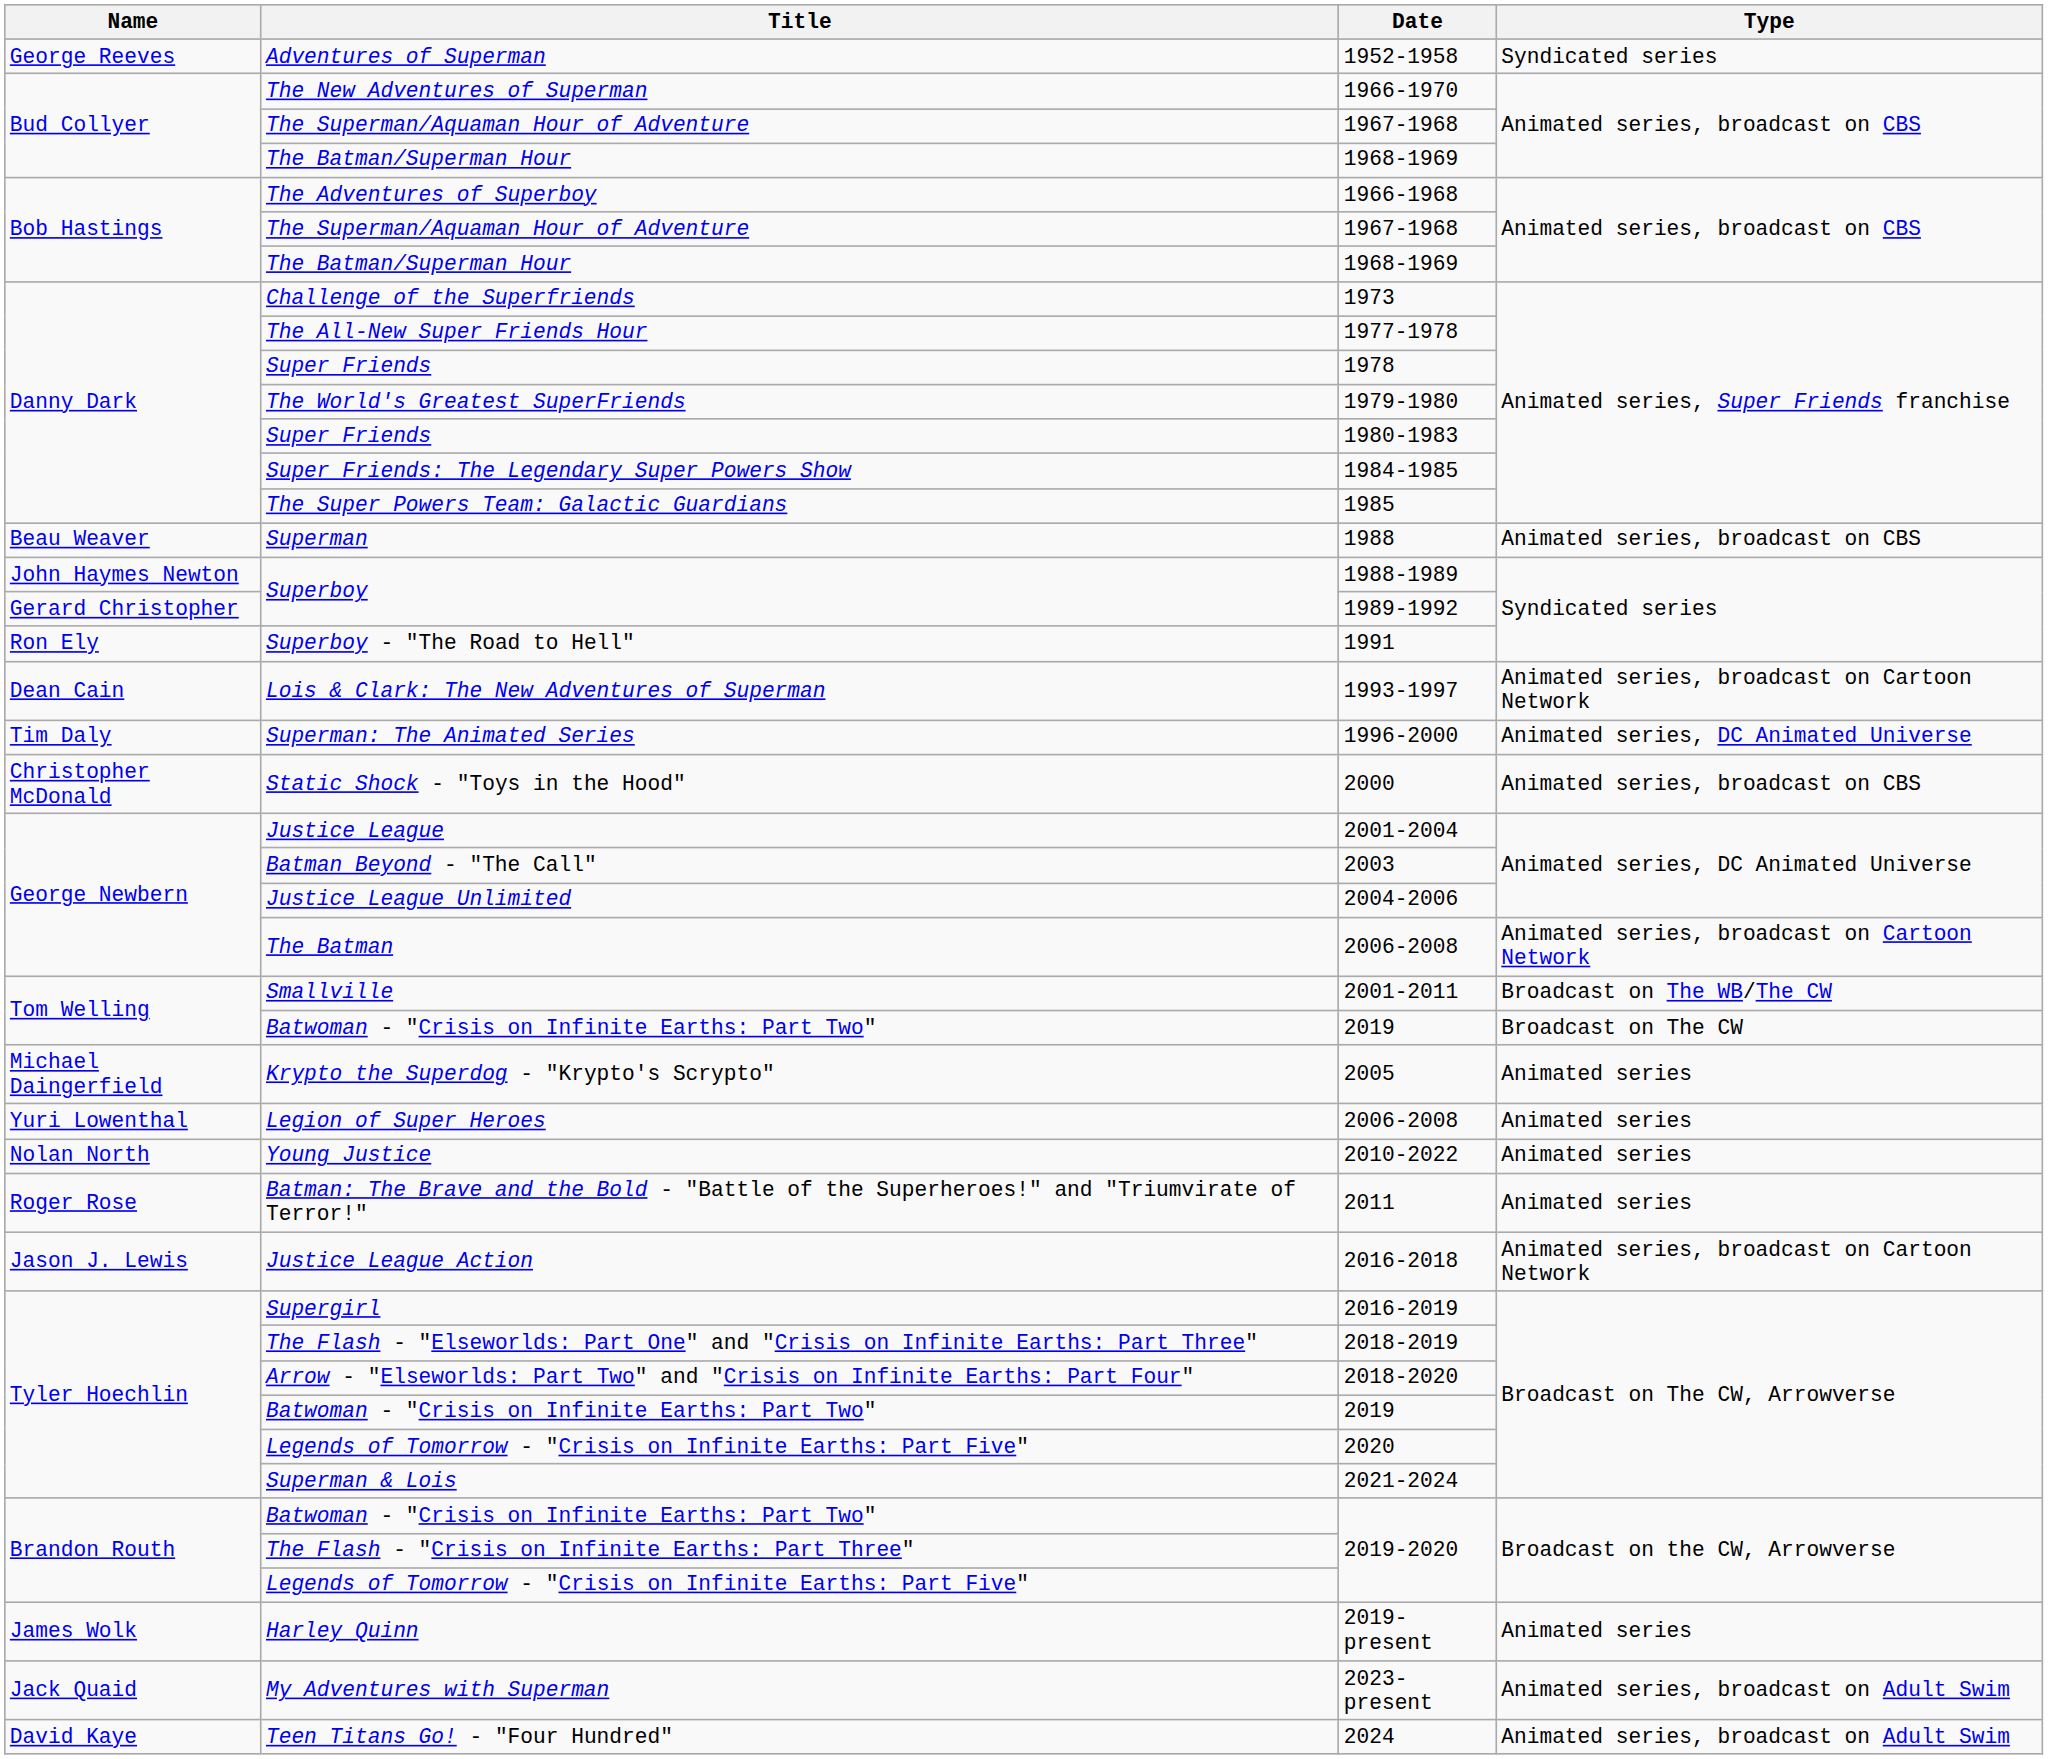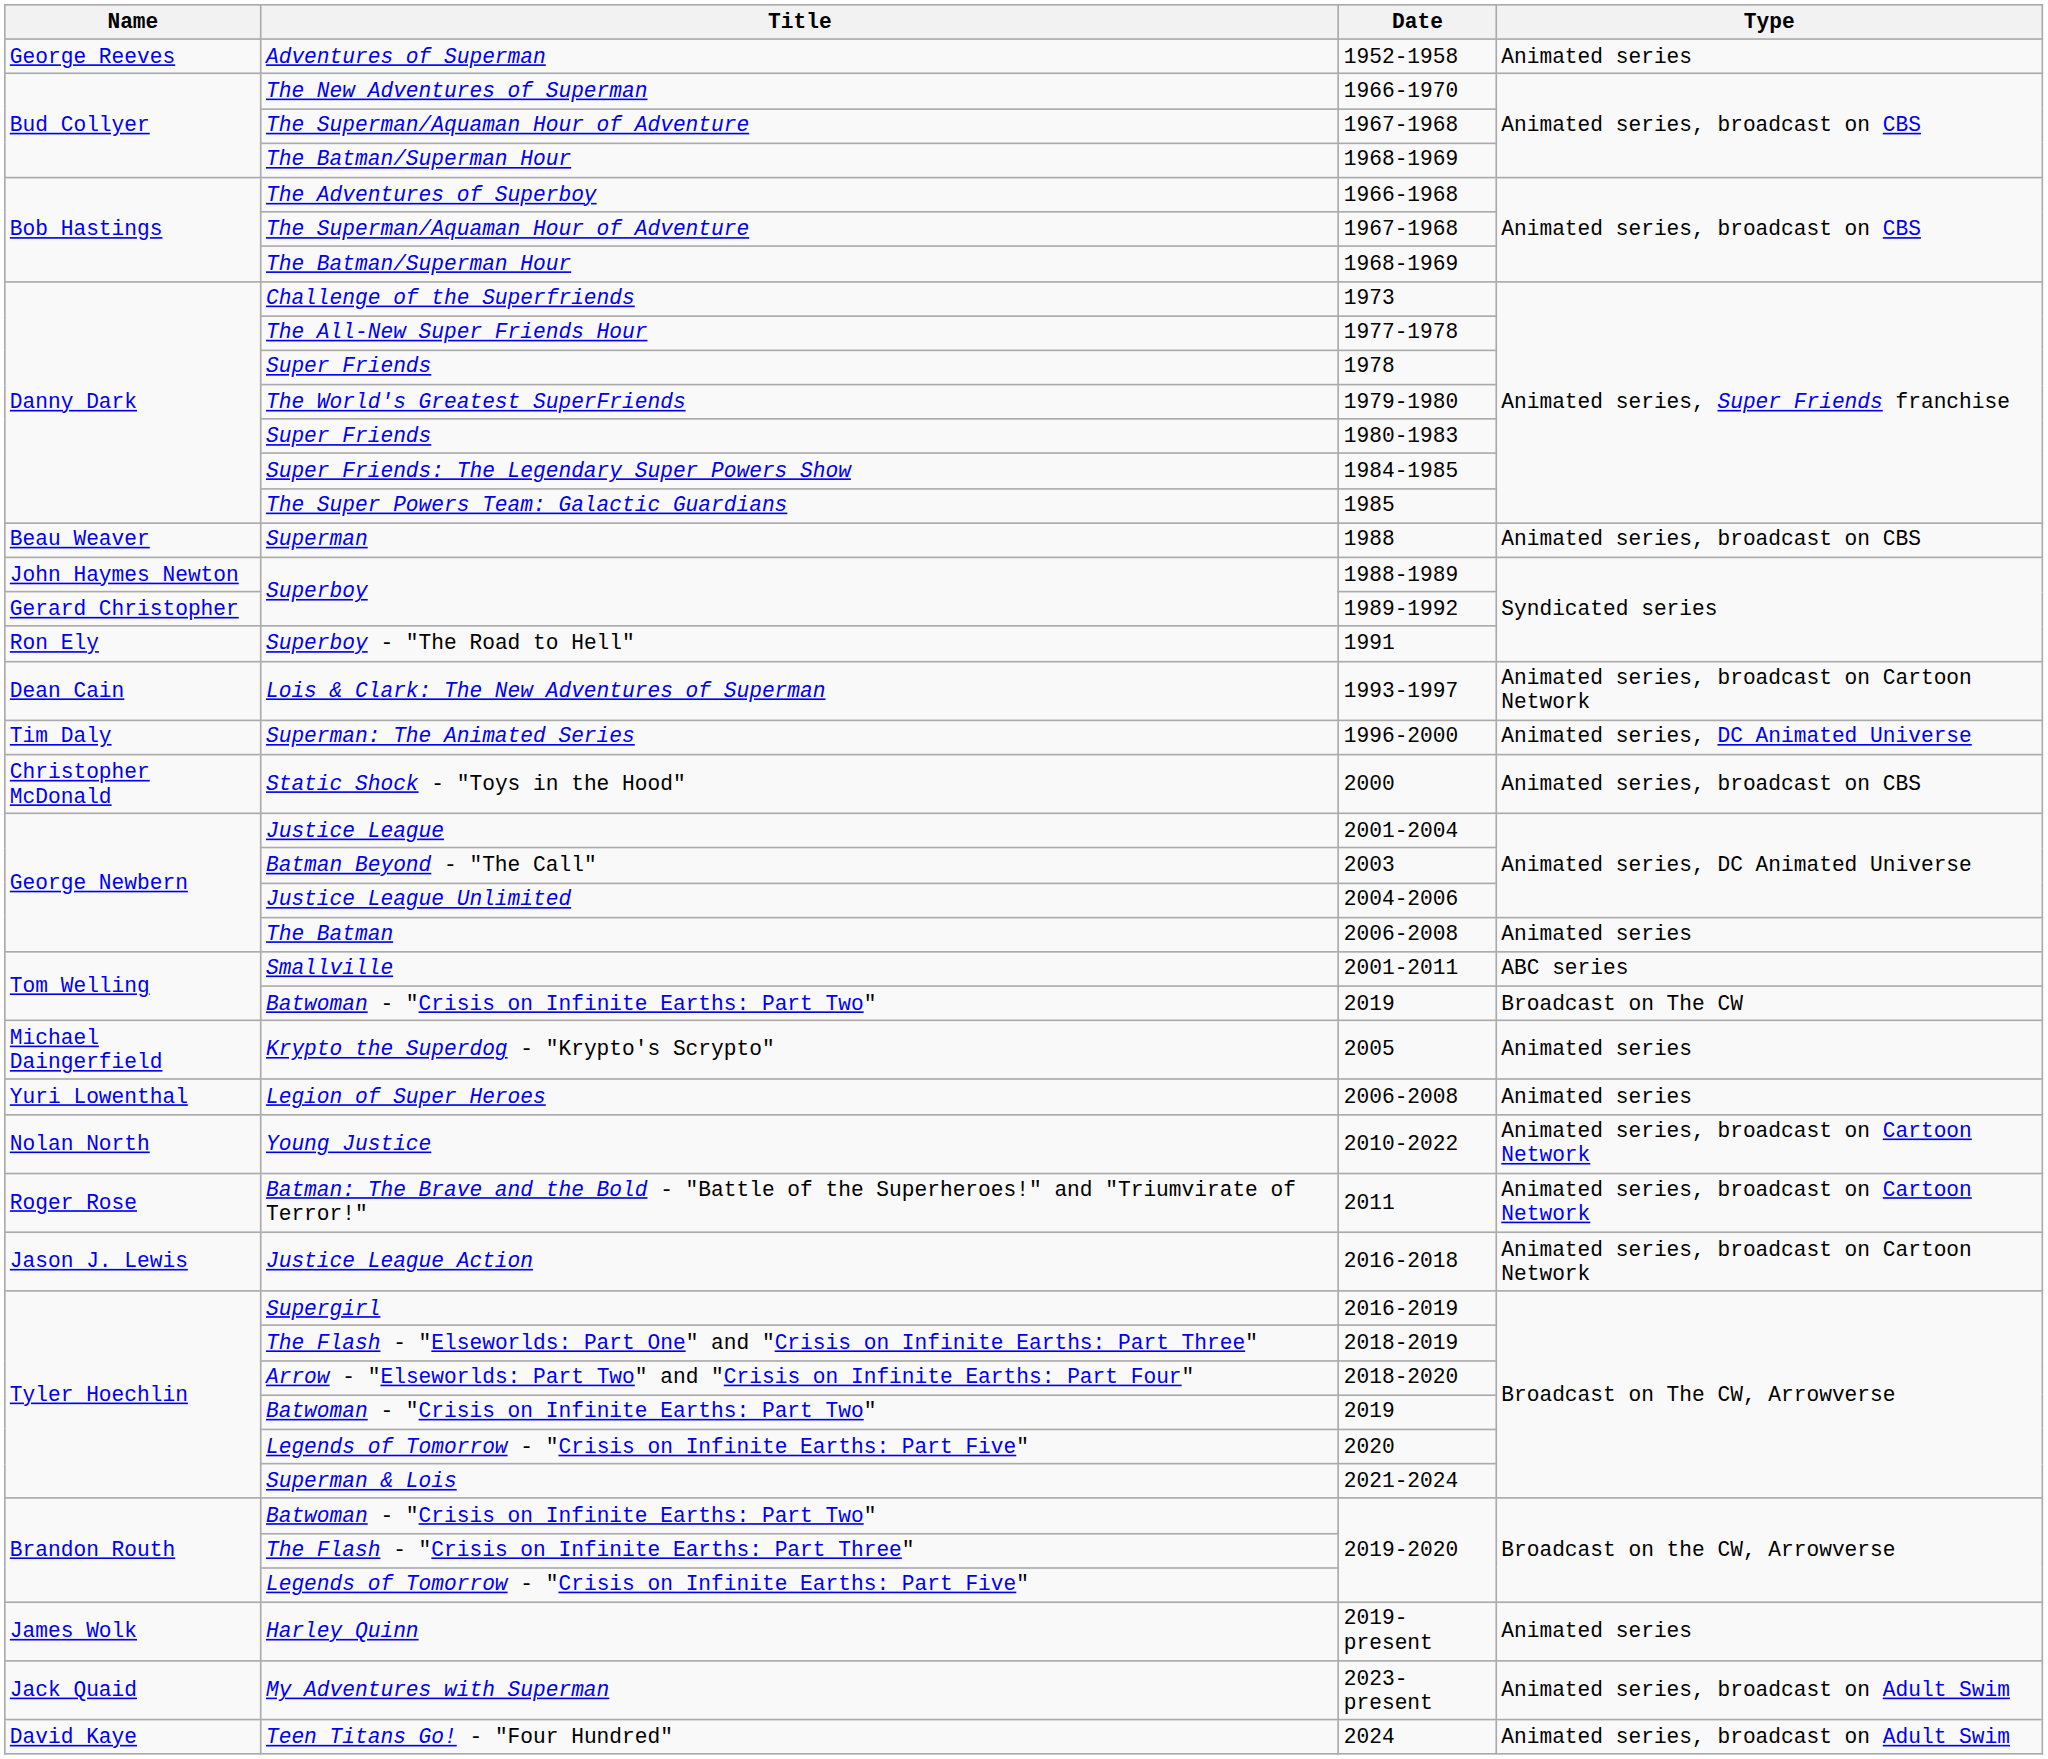(1609, 57) Syndicated series -> (1597, 57) Animated series
(1737, 947) Animated series, broadcast on Cartoon Network -> (1597, 934) Animated series
(1667, 993) Broadcast on The WB/The CW -> (1565, 969) ABC series
(1597, 1156) Animated series -> (1737, 1144) Animated series, broadcast on Cartoon Network
(1597, 1203) Animated series -> (1737, 1203) Animated series, broadcast on Cartoon Network
